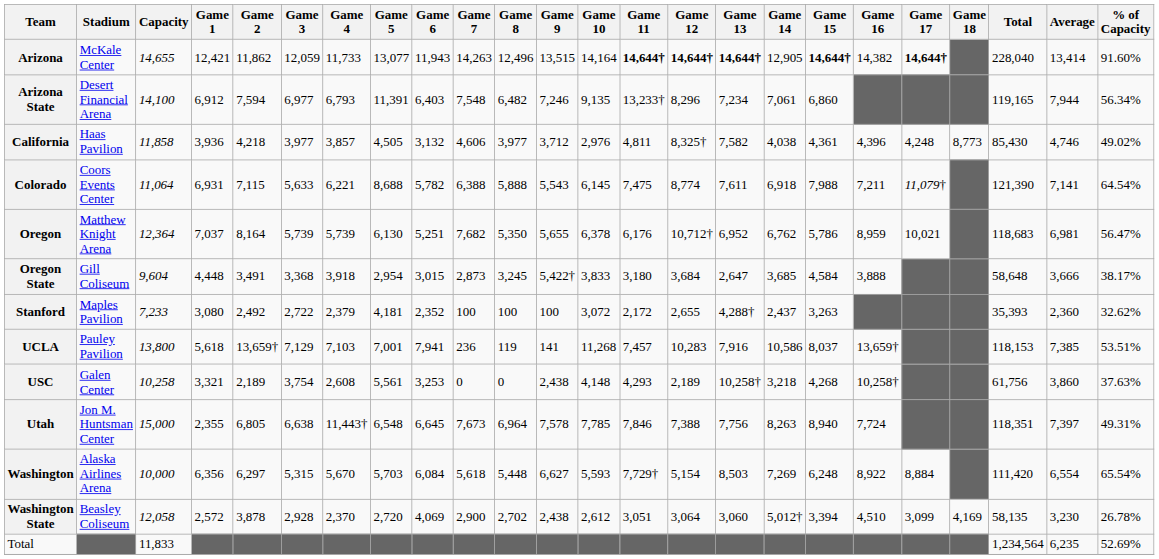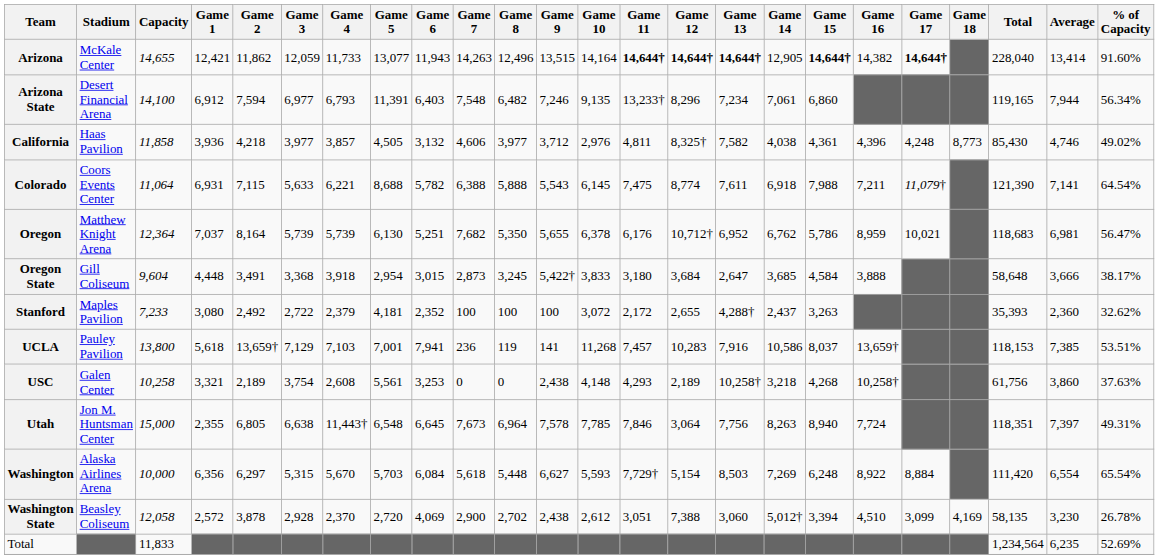(685, 424) 7,388 -> (685, 424) 3,064
(685, 516) 3,064 -> (685, 516) 7,388
